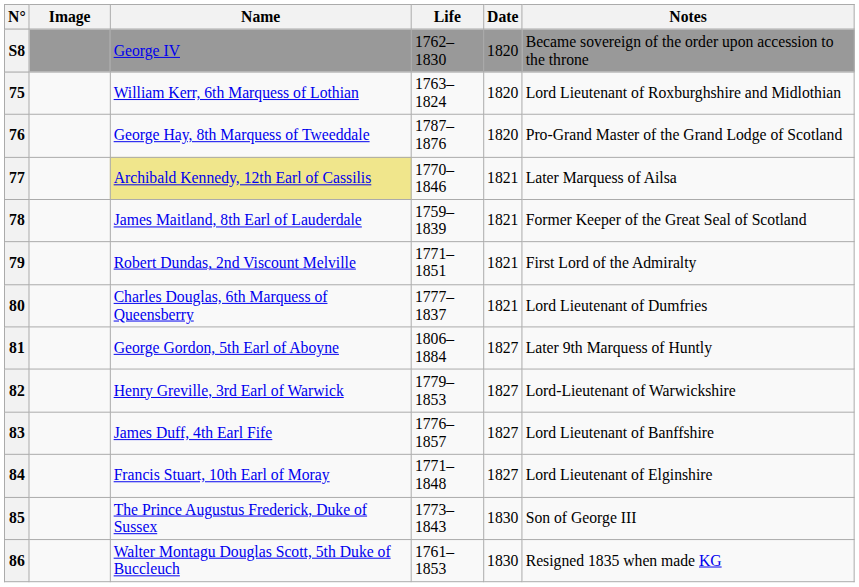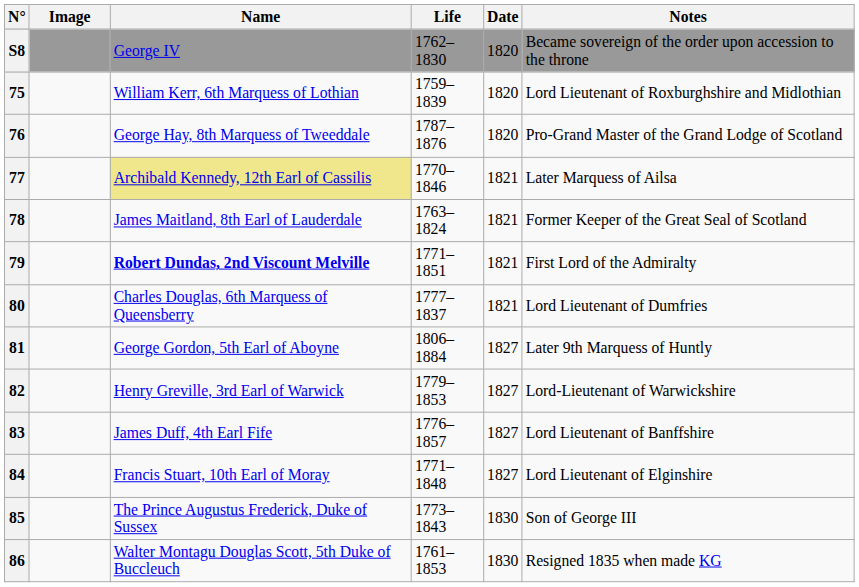(434, 93) 1763–1824 -> (434, 93) 1759–1839
(434, 220) 1759–1839 -> (434, 220) 1763–1824
(235, 263) normal -> (242, 263) bold
